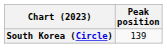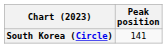(138, 36) 139 -> (138, 36) 141
